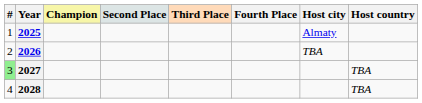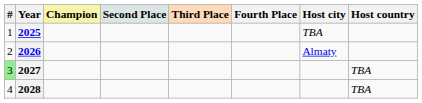(319, 32) Almaty -> (313, 32) TBA
(313, 51) TBA -> (319, 51) Almaty
